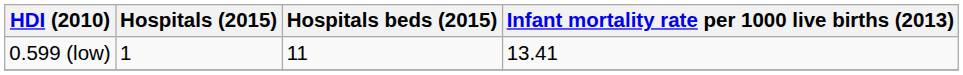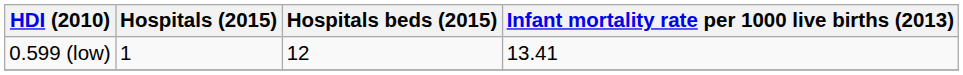(297, 53) 11 -> (298, 53) 12
